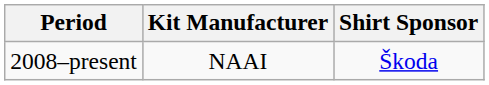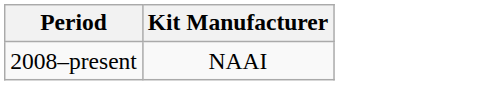- column: (409, 23)
